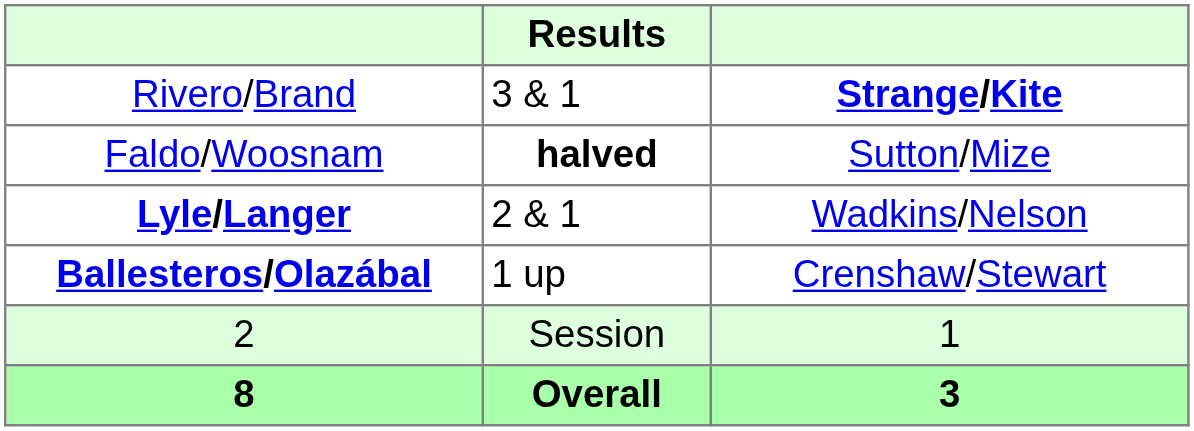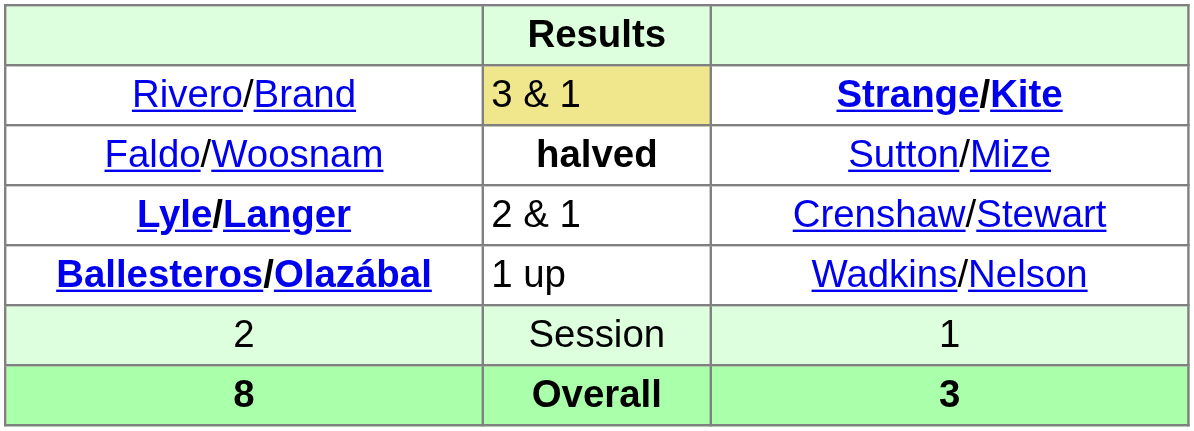(536, 94) no background -> (536, 94) khaki background
(950, 214) Wadkins/Nelson -> (950, 214) Crenshaw/Stewart
(950, 274) Crenshaw/Stewart -> (950, 274) Wadkins/Nelson
